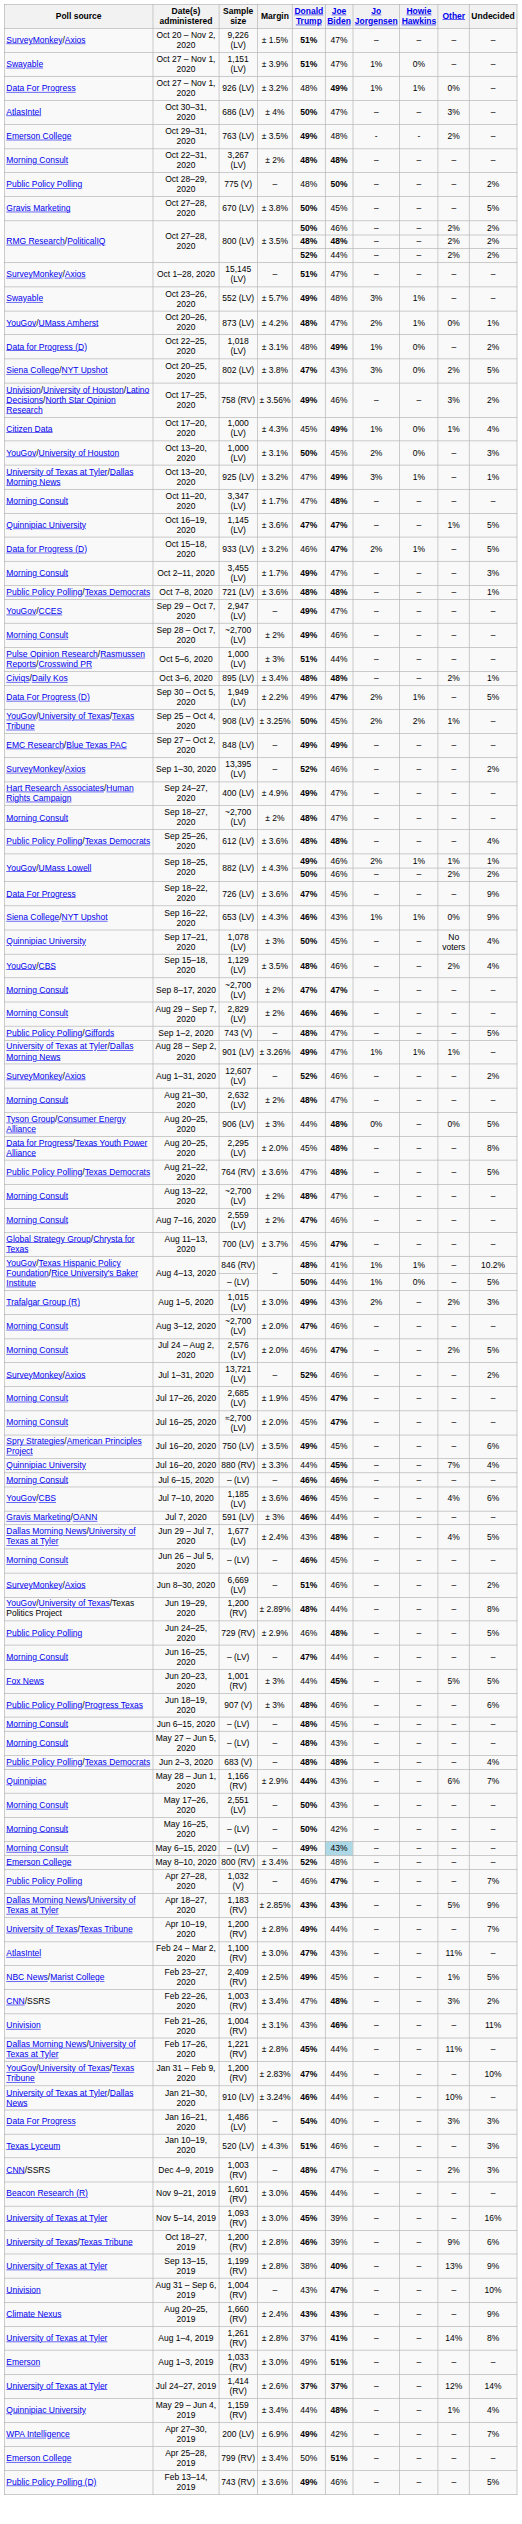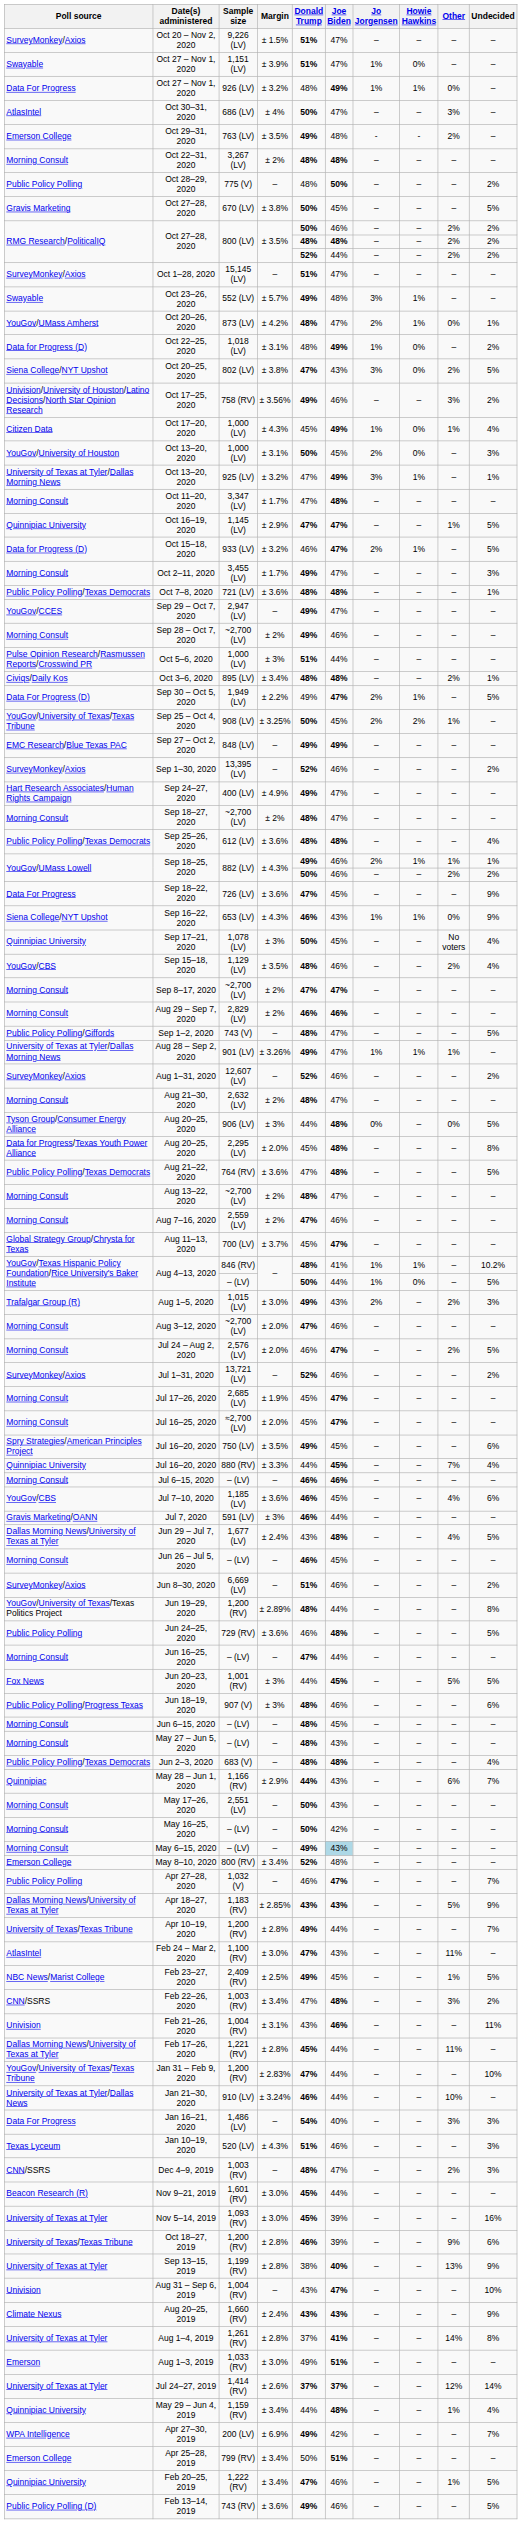(275, 525) ± 3.6% -> (275, 525) ± 2.9%
(275, 1633) ± 2.9% -> (275, 1633) ± 3.6%
+ row: (186, 2483)
